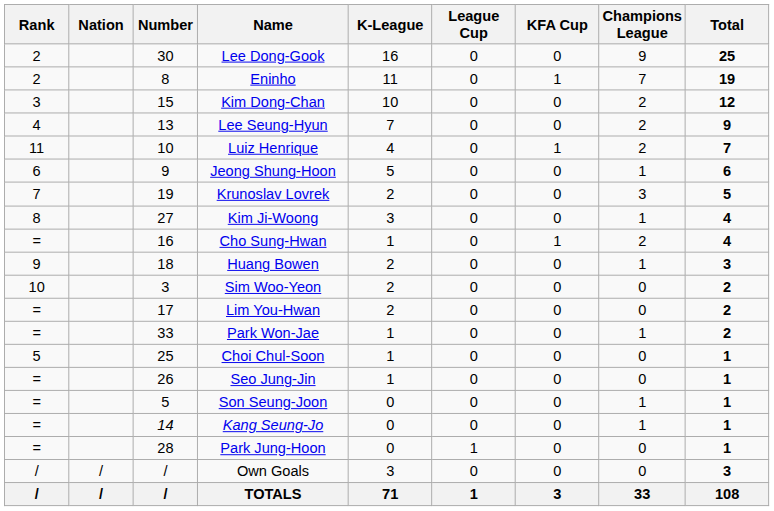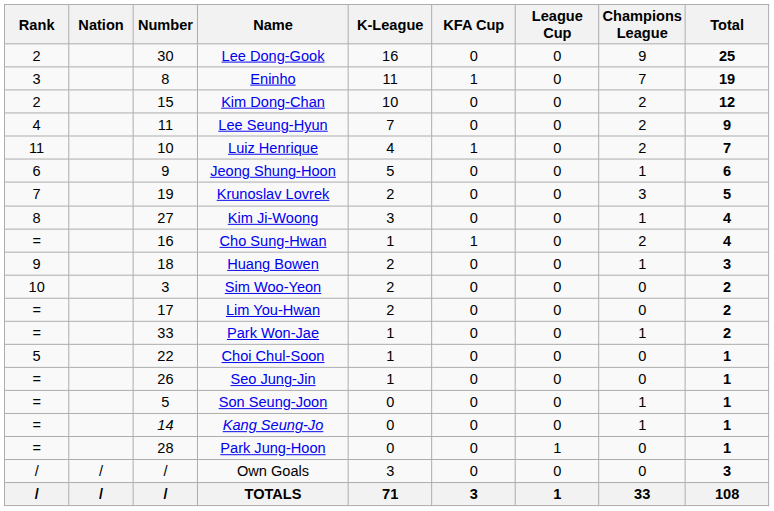columns swapped: (557, 24) <-> (474, 24)
(37, 79) 2 -> (37, 79) 3
(37, 102) 3 -> (37, 102) 2
(165, 125) 13 -> (165, 125) 11
(165, 356) 25 -> (165, 356) 22
